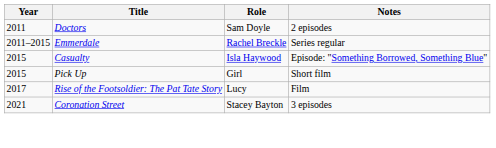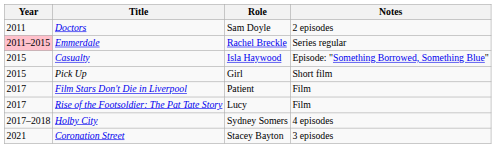(28, 43) no background -> (28, 43) pink background
+ row: (121, 89)
+ row: (76, 120)
